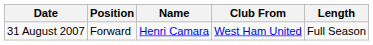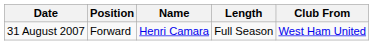columns swapped: (258, 13) <-> (336, 13)
